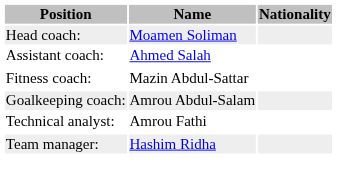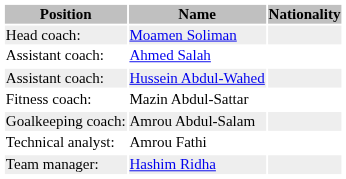+ row: (197, 78)
